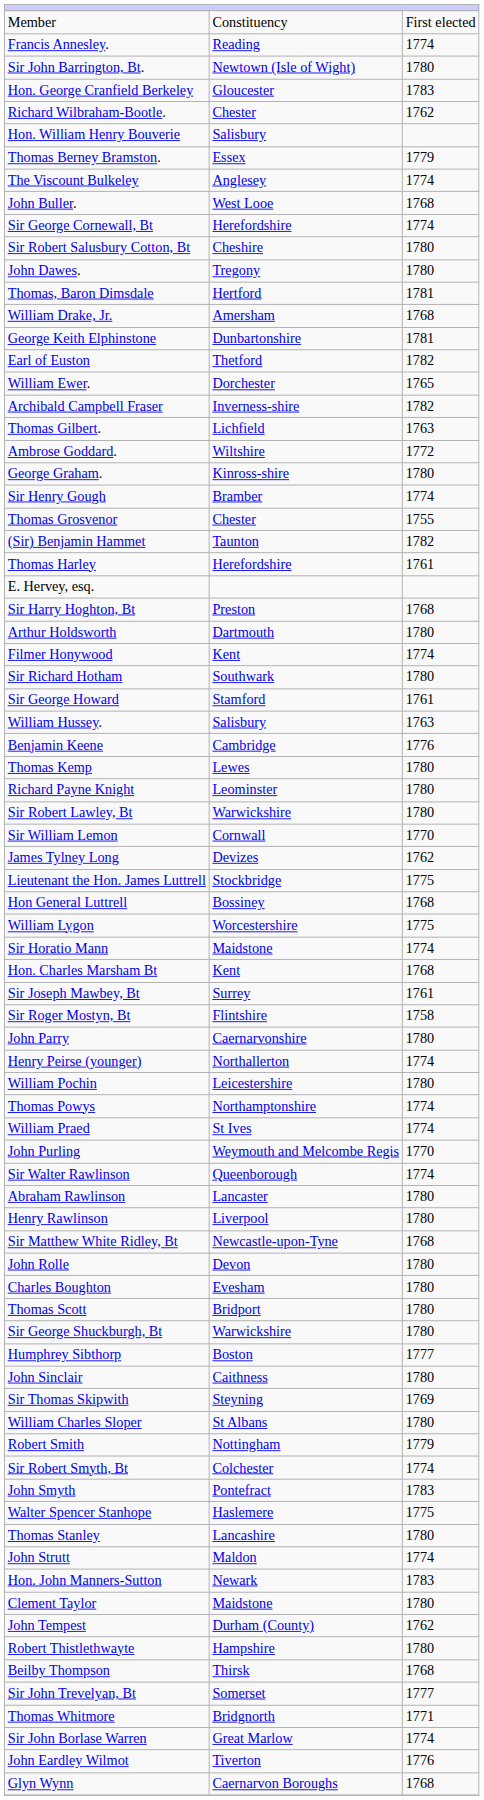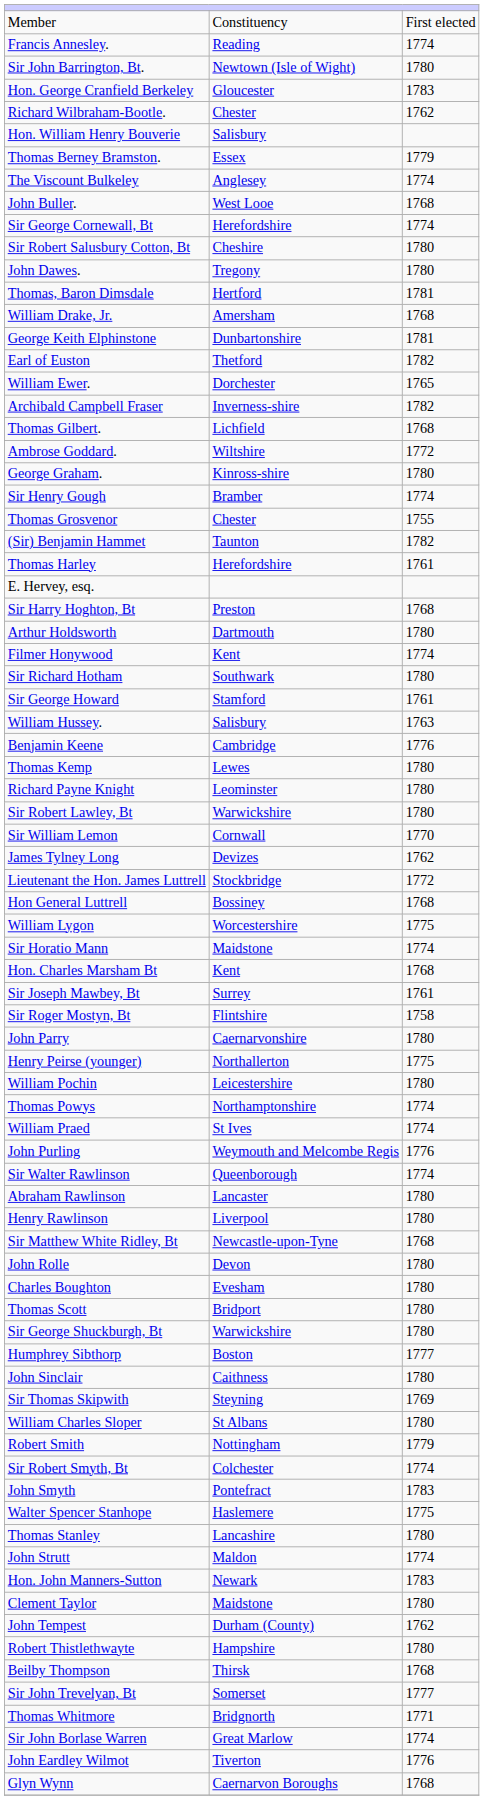(420, 428) 1763 -> (420, 428) 1768
(420, 880) 1775 -> (420, 880) 1772
(420, 1061) 1774 -> (420, 1061) 1775
(420, 1151) 1770 -> (420, 1151) 1776
